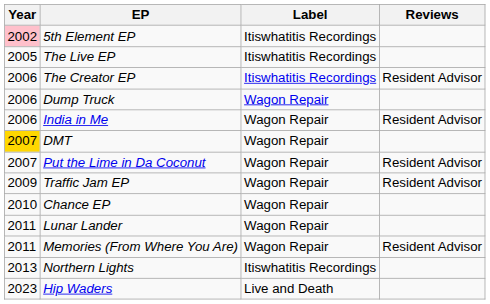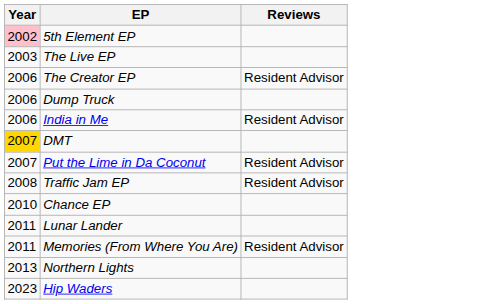- column: (310, 15)
(22, 57) 2005 -> (22, 57) 2003
(22, 183) 2009 -> (22, 183) 2008
